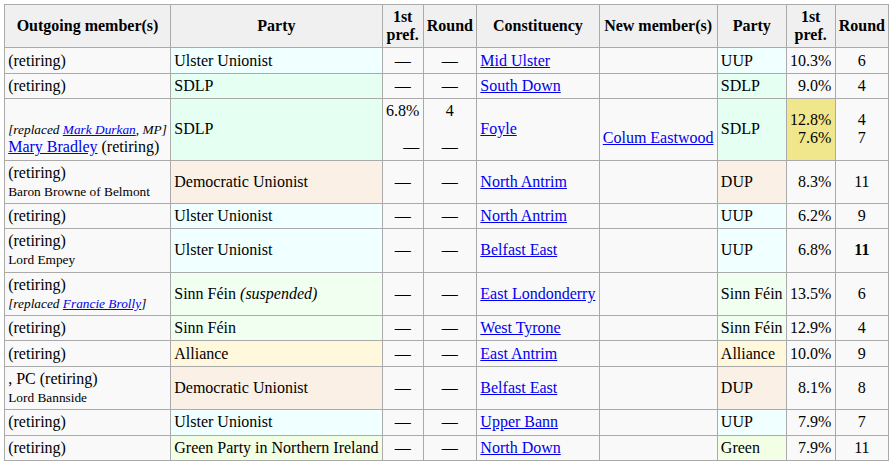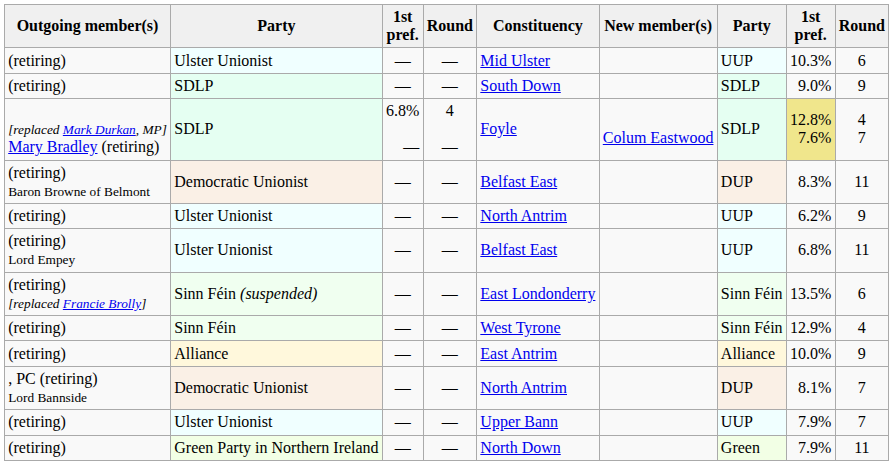(862, 85) 4 -> (862, 85) 9
(524, 181) North Antrim -> (519, 181) Belfast East
(862, 250) bold -> (862, 250) normal
(519, 387) Belfast East -> (524, 387) North Antrim
(862, 387) 8 -> (862, 387) 7
